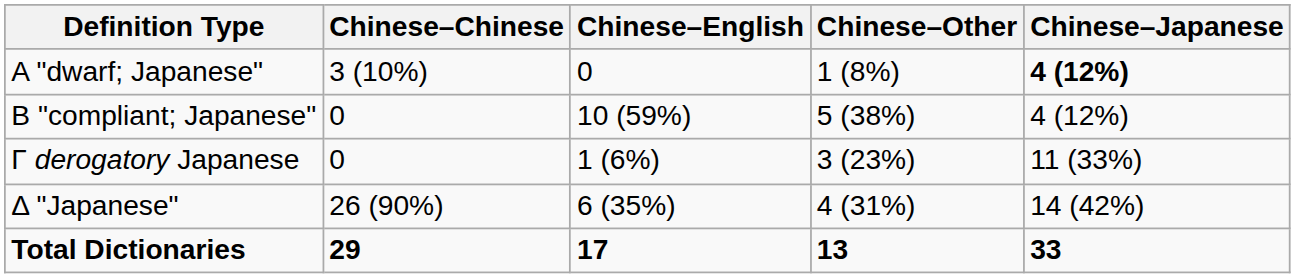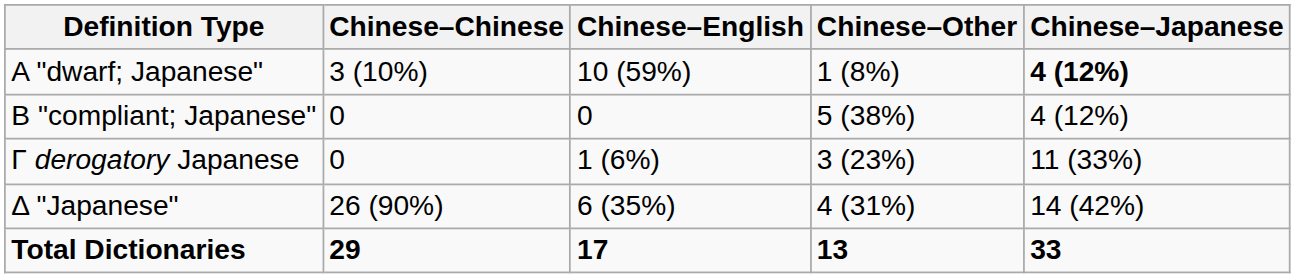(585, 71) 0 -> (634, 71) 10 (59%)
(634, 116) 10 (59%) -> (585, 116) 0
